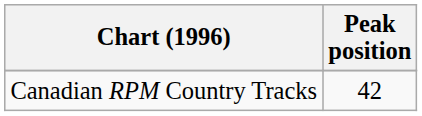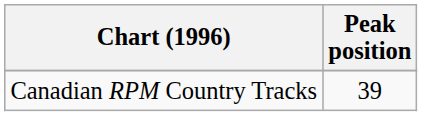(370, 90) 42 -> (370, 90) 39
